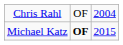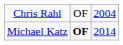(105, 31) 2015 -> (105, 31) 2014
